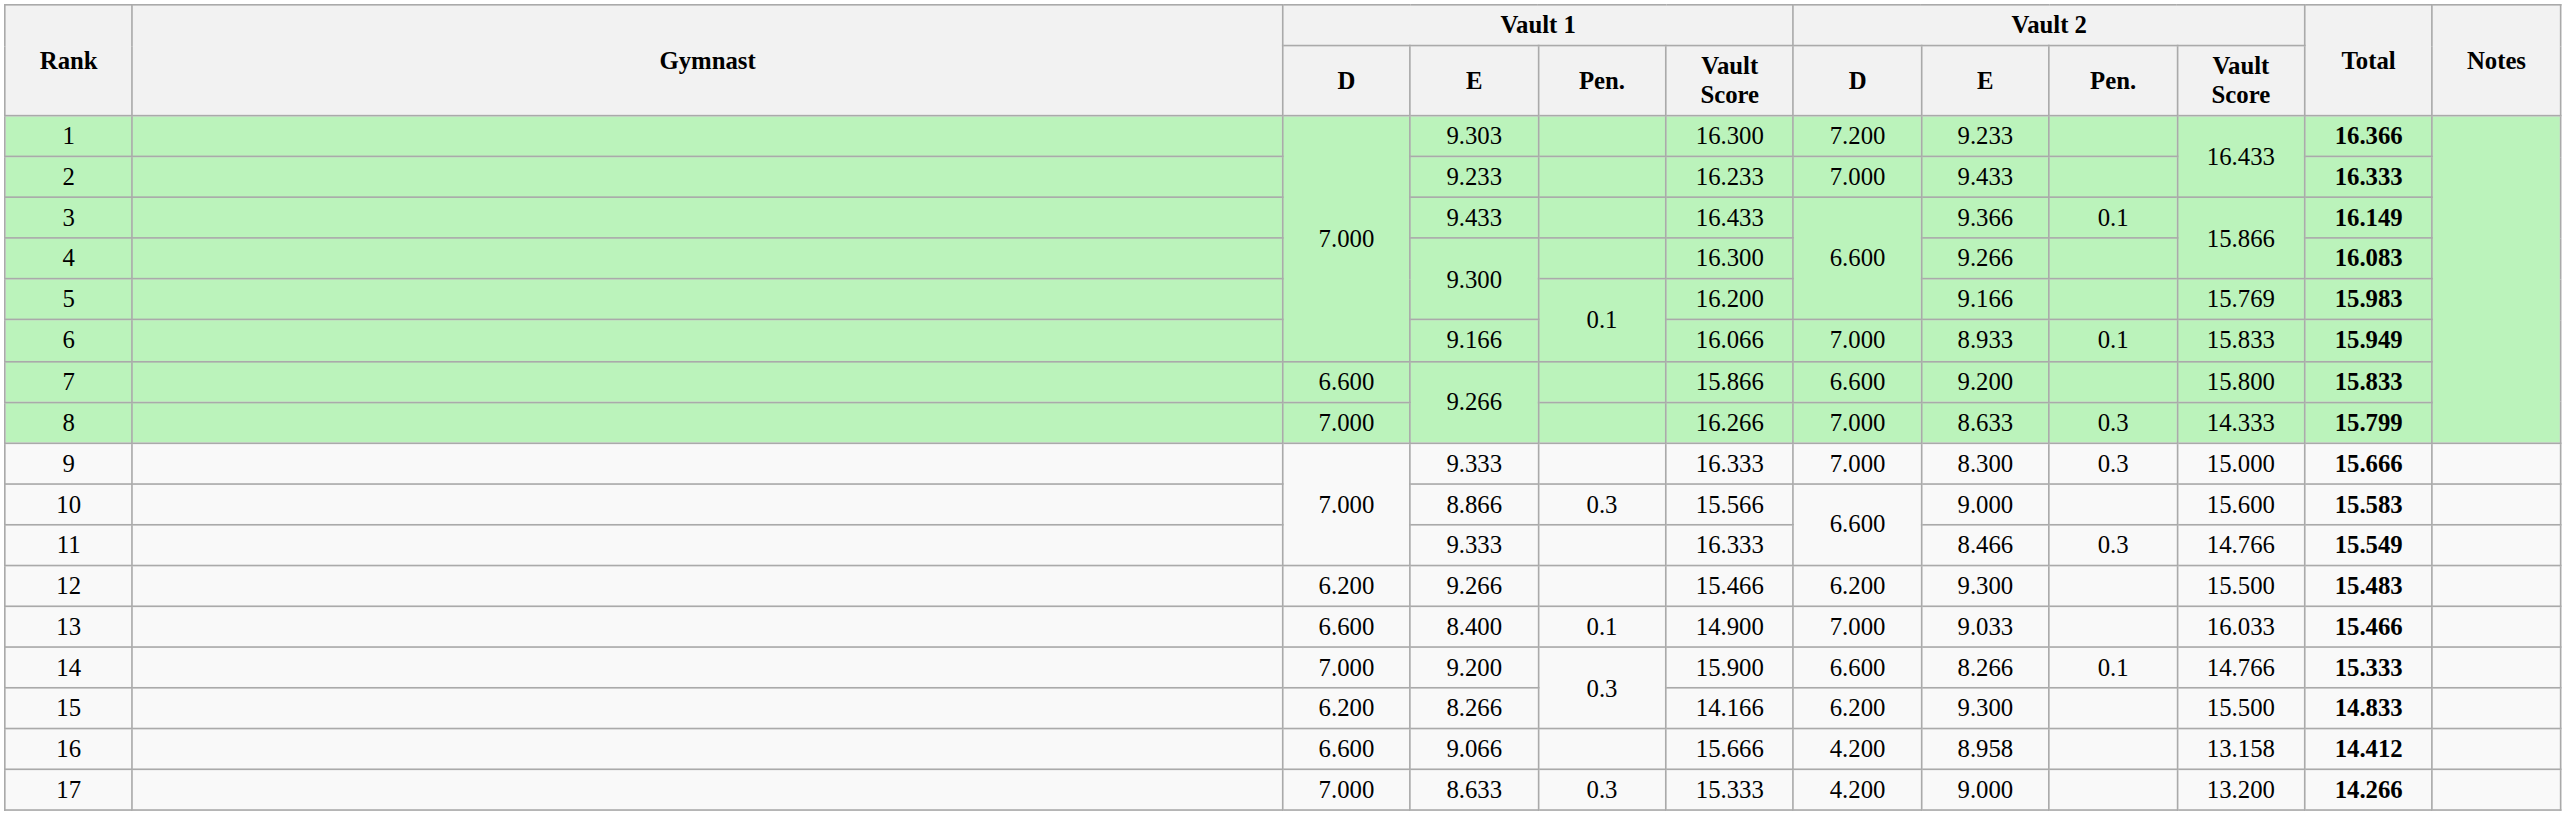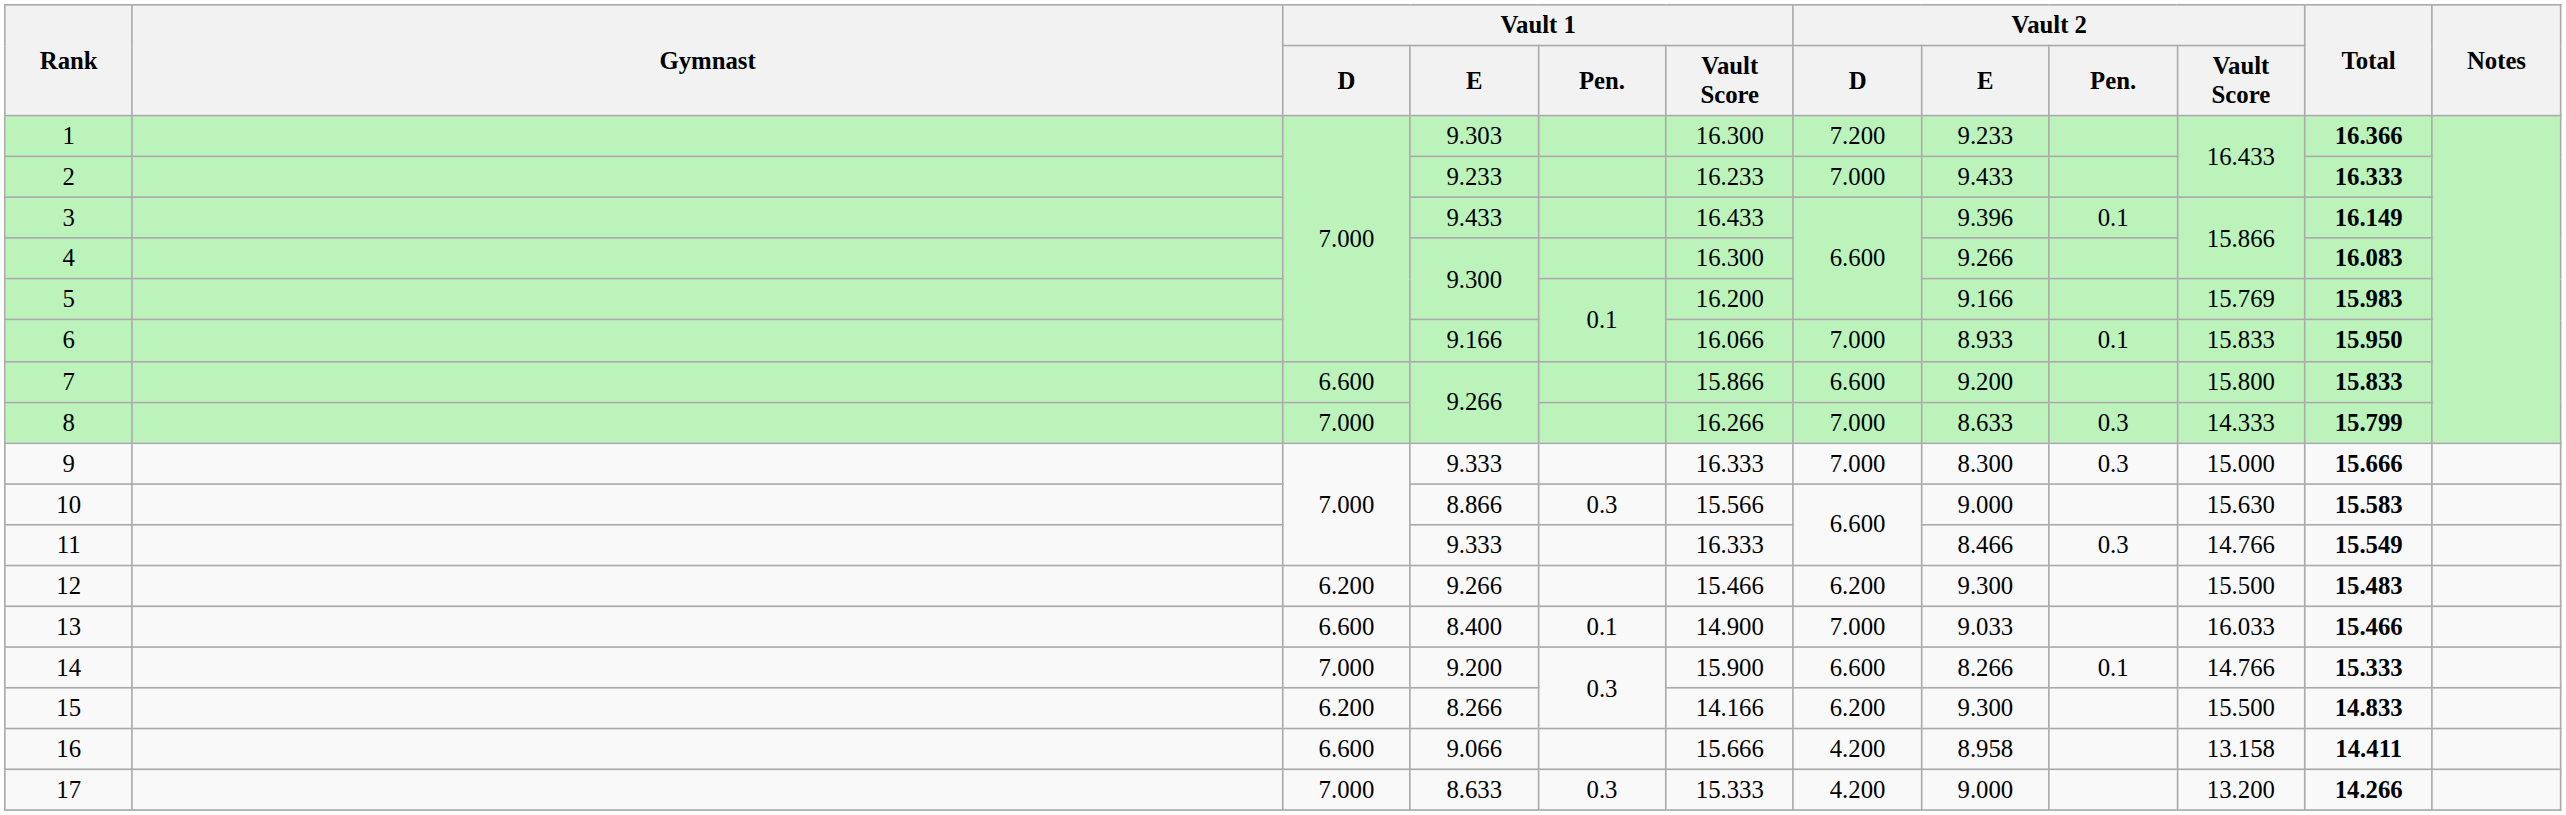(1985, 217) 9.366 -> (1985, 217) 9.396
(2369, 340) 15.949 -> (2369, 340) 15.950
(2241, 503) 15.600 -> (2241, 503) 15.630
(2369, 748) 14.412 -> (2369, 748) 14.411
